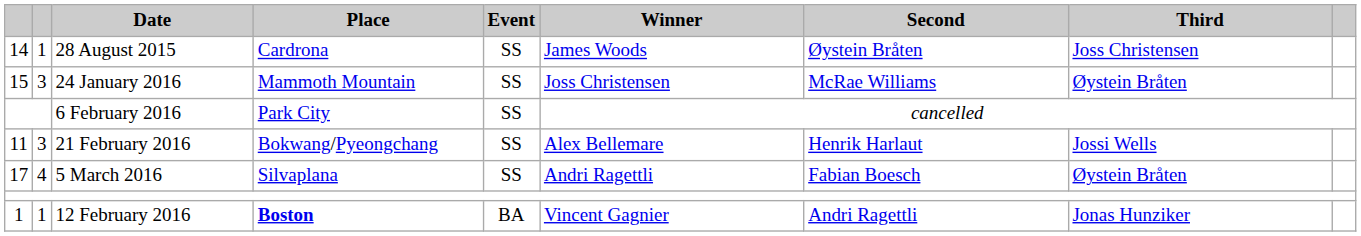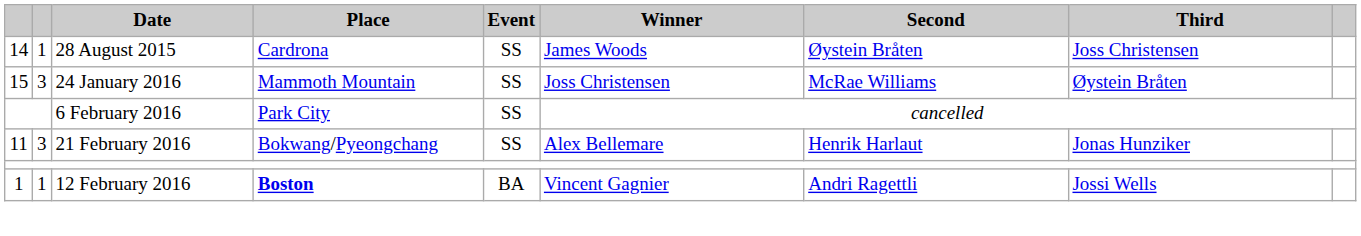(1115, 143) Jossi Wells -> (1131, 143) Jonas Hunziker
- row: (109, 175)
(1131, 215) Jonas Hunziker -> (1115, 183) Jossi Wells
